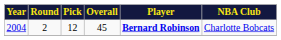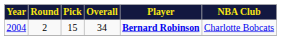(73, 27) 12 -> (73, 27) 15
(102, 27) 45 -> (102, 27) 34
